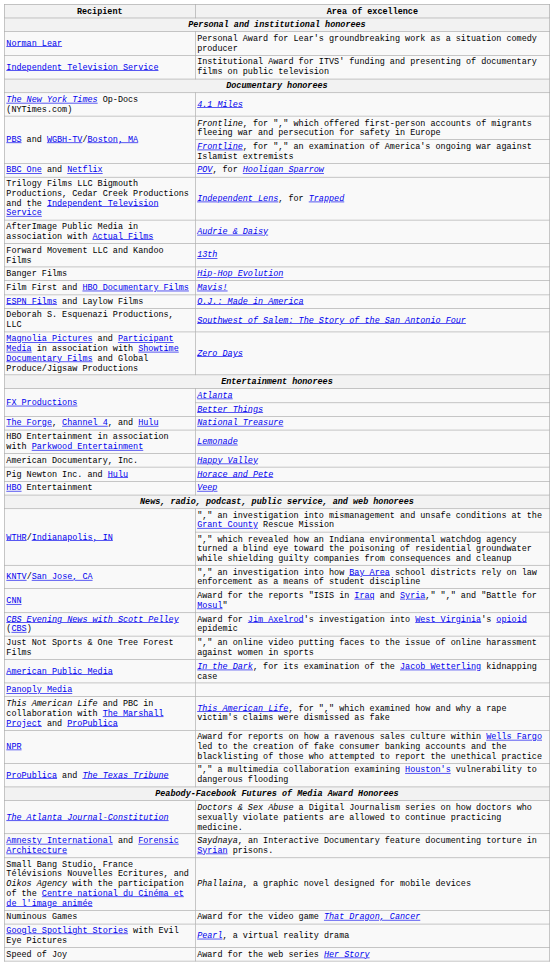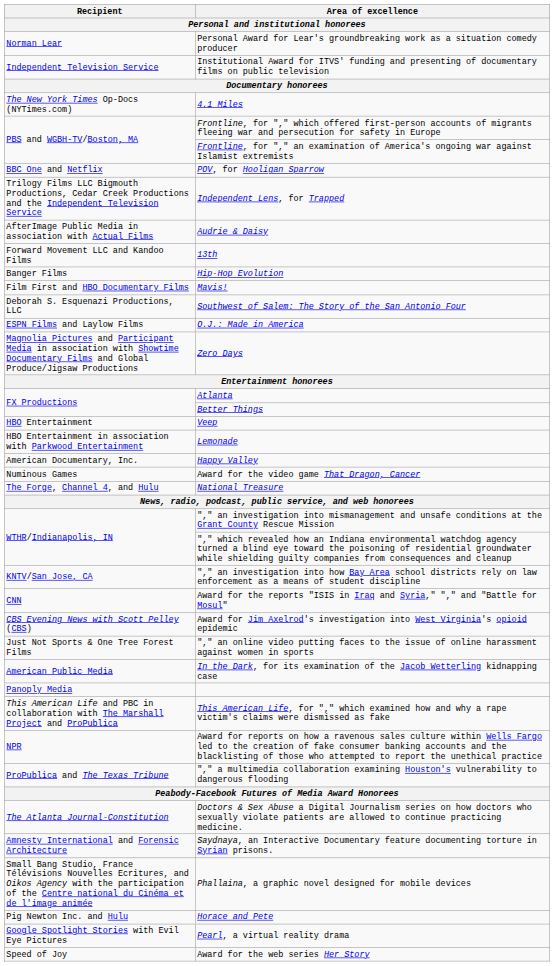rows swapped: (250, 302) <-> (332, 320)
rows swapped: (207, 488) <-> (240, 423)
rows swapped: (235, 474) <-> (309, 917)
